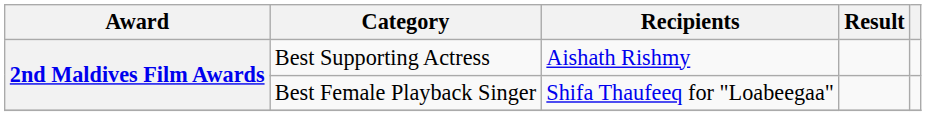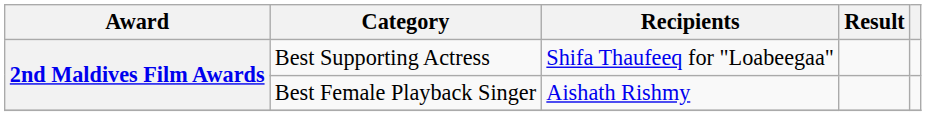(618, 57) Aishath Rishmy -> (690, 57) Shifa Thaufeeq for "Loabeegaa"
(690, 92) Shifa Thaufeeq for "Loabeegaa" -> (618, 92) Aishath Rishmy
